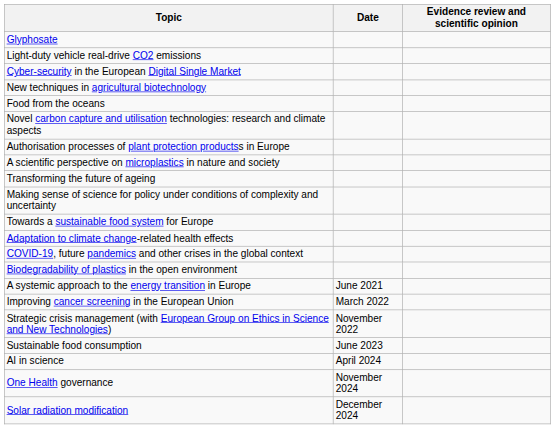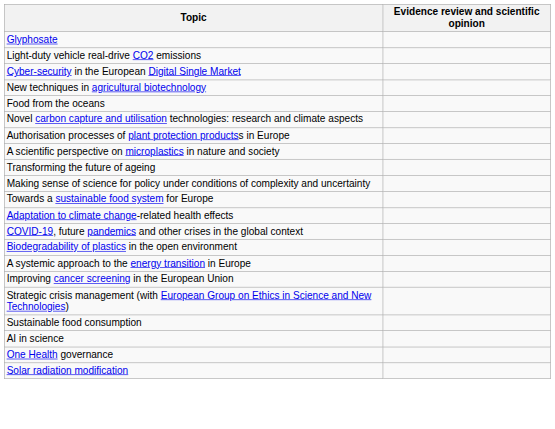- column: (368, 18)
